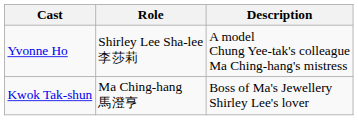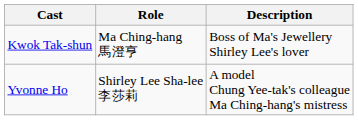rows swapped: (50, 95) <-> (38, 51)
